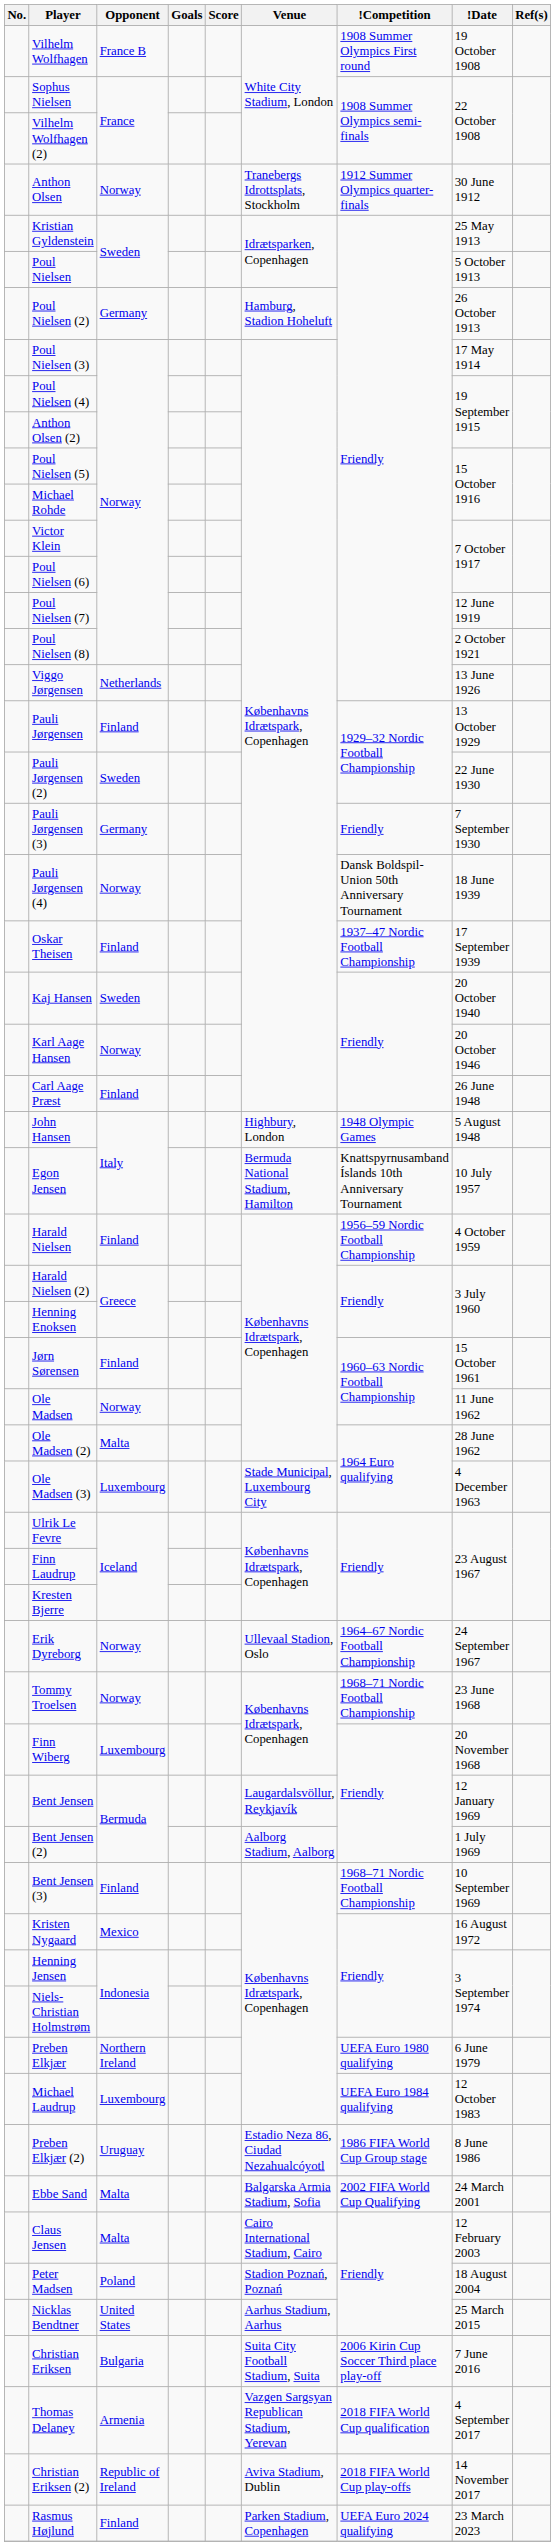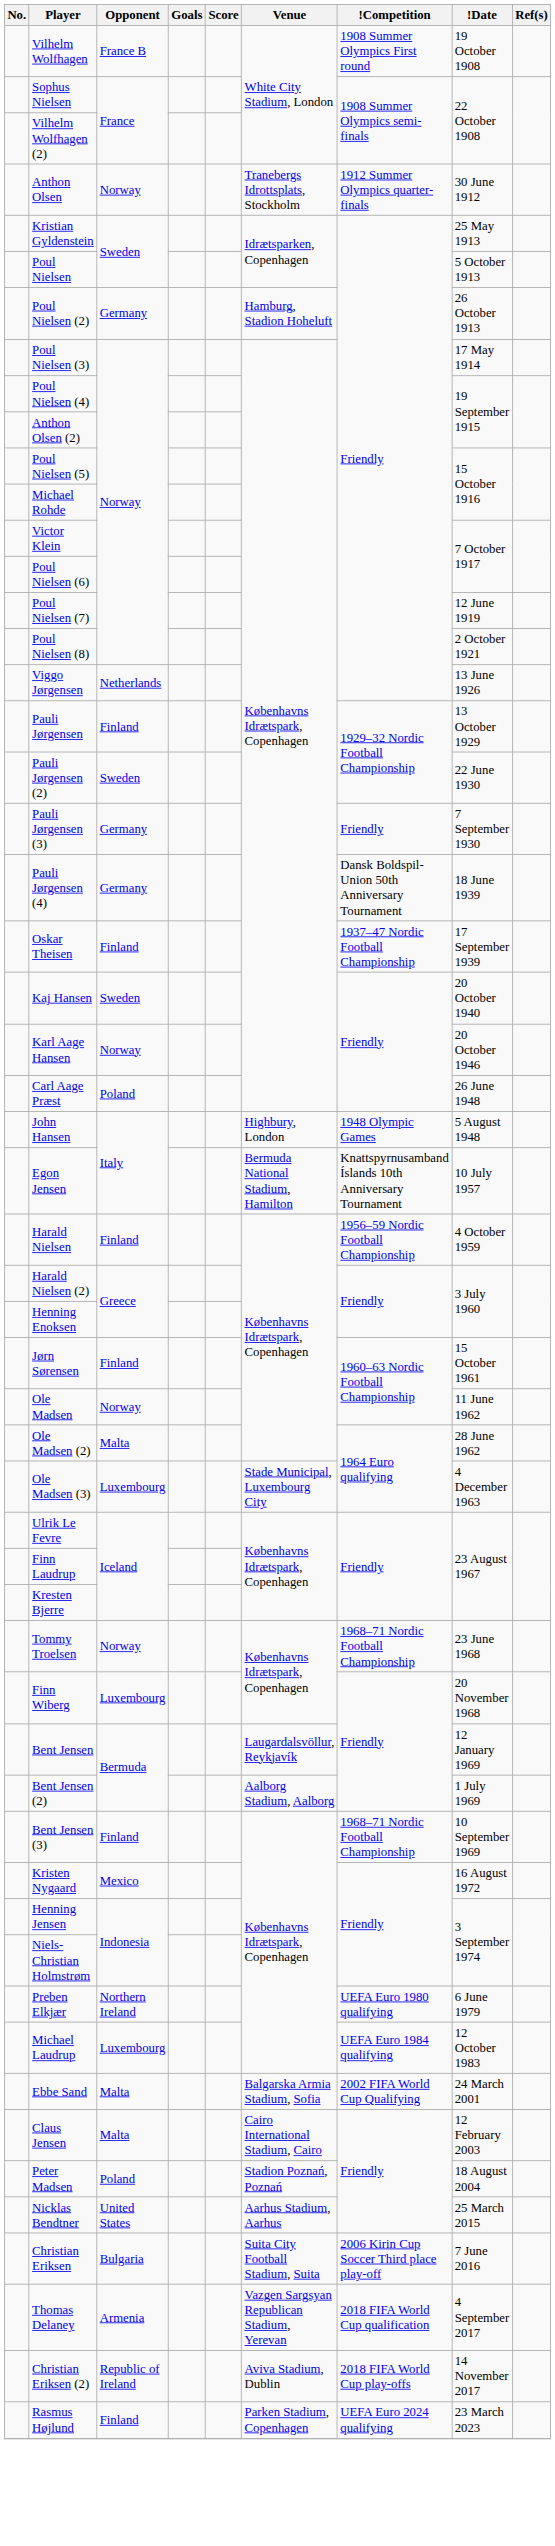(120, 888) Norway -> (123, 888) Germany
(119, 1093) Finland -> (117, 1093) Poland
- row: (56, 1646)
- row: (58, 2150)
